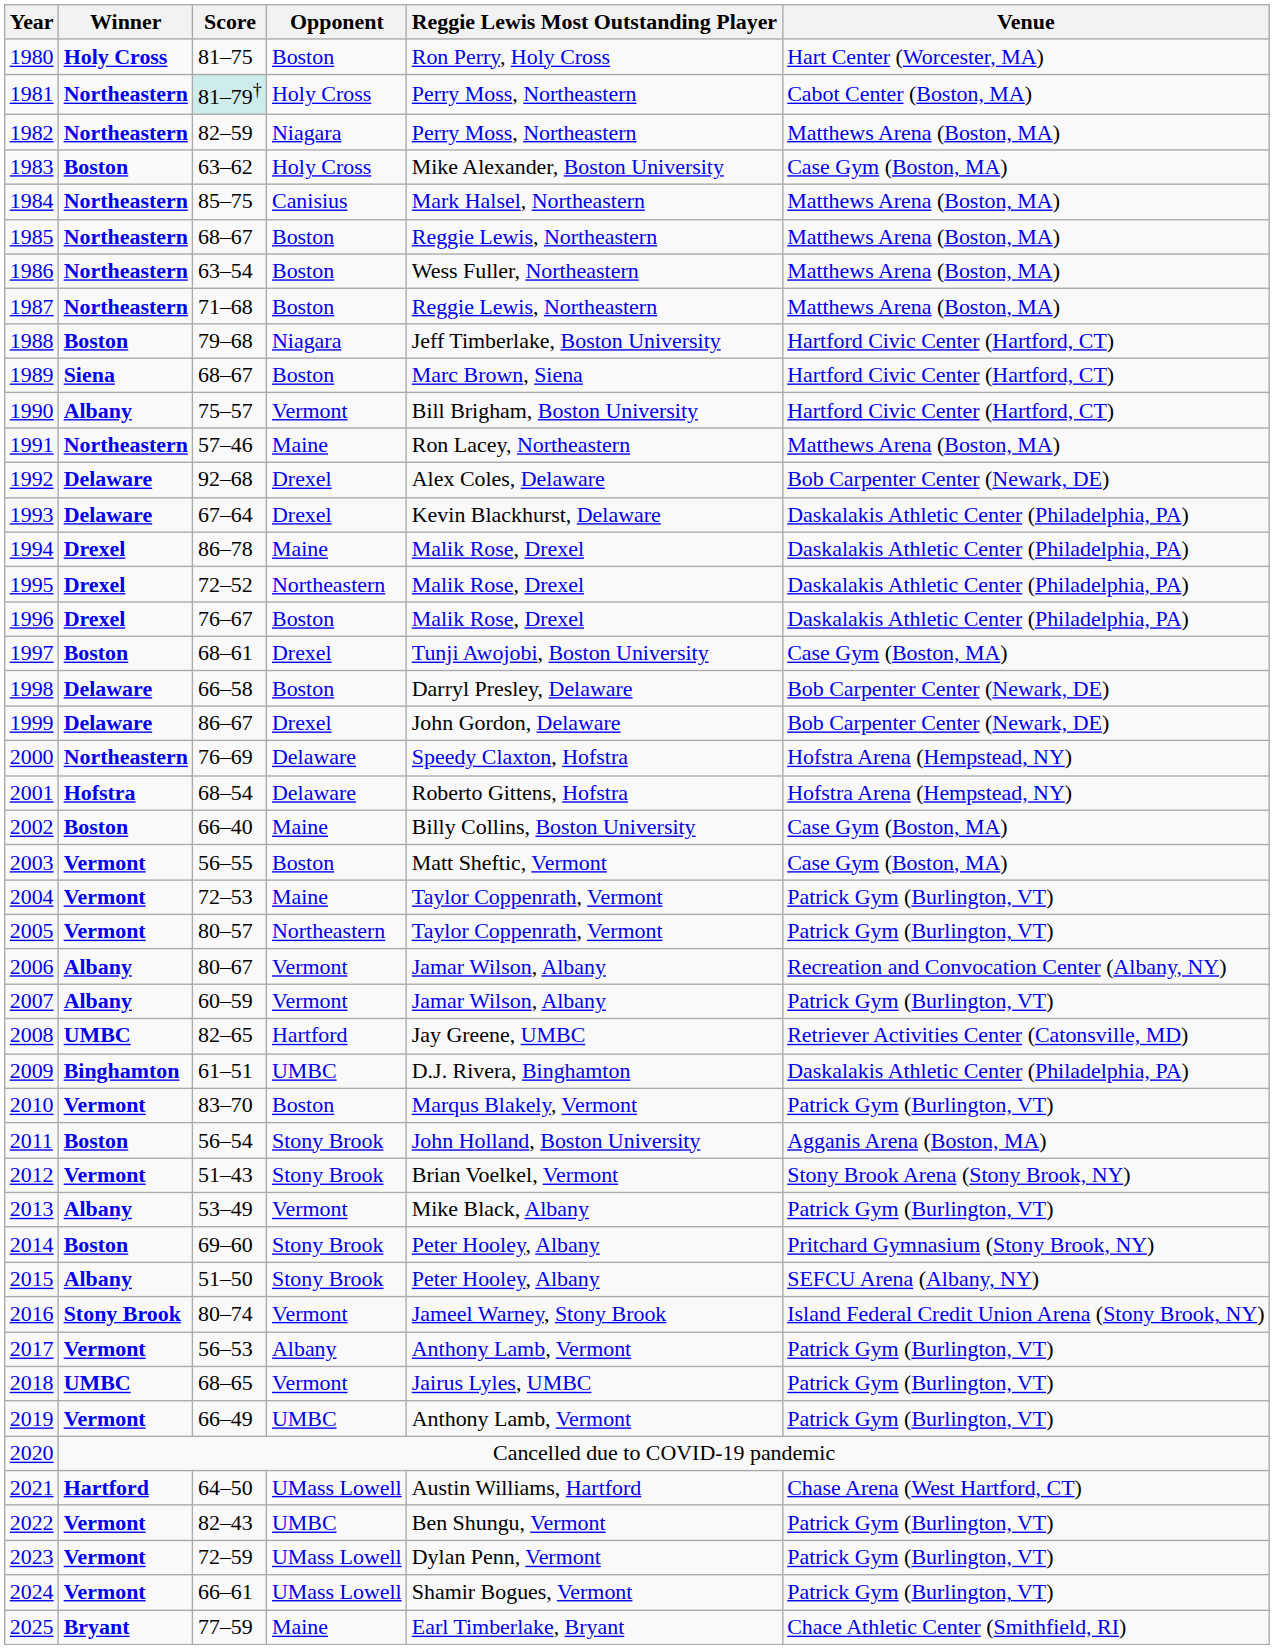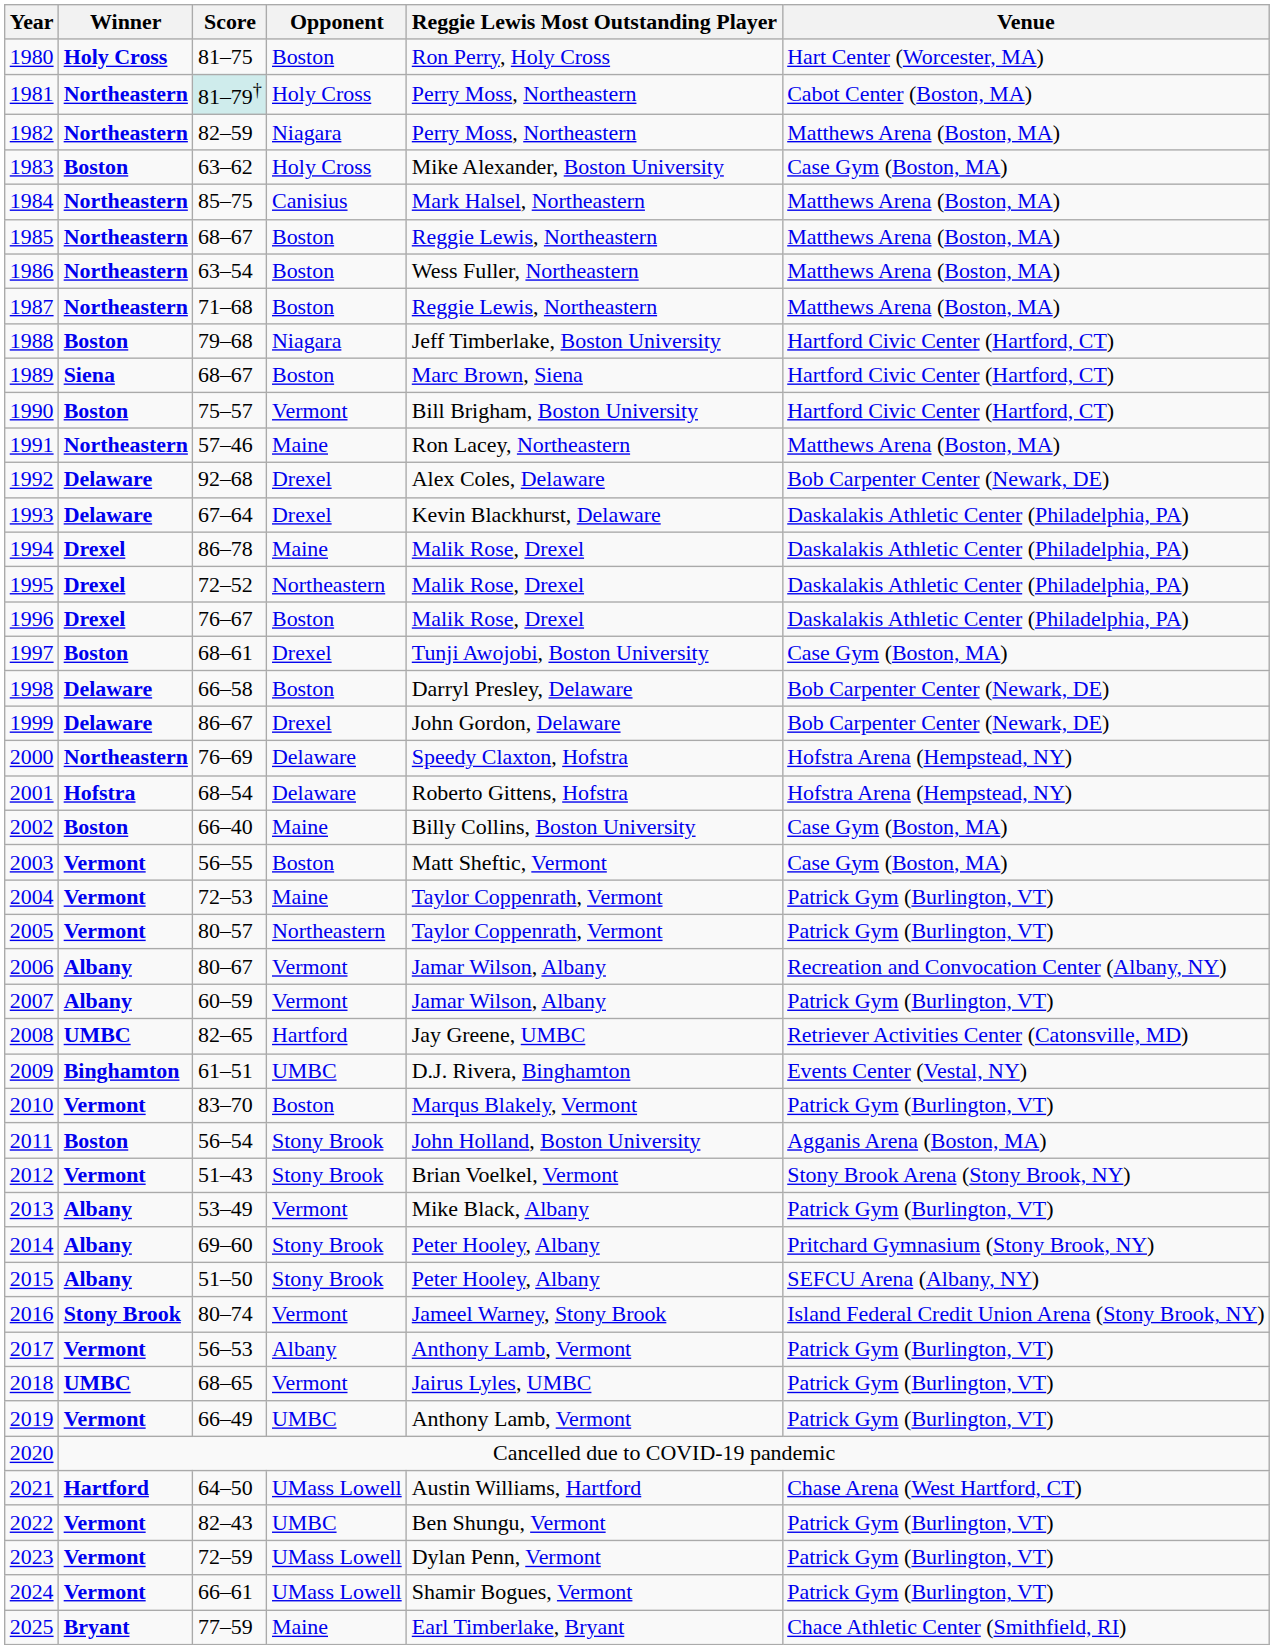(98, 410) Albany -> (96, 410) Boston
(988, 1070) Daskalakis Athletic Center (Philadelphia, PA) -> (907, 1070) Events Center (Vestal, NY)
(96, 1244) Boston -> (98, 1244) Albany
